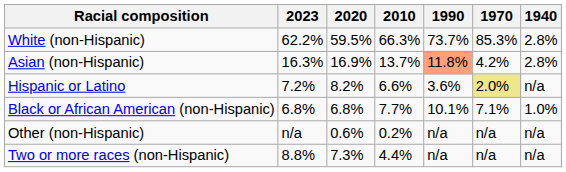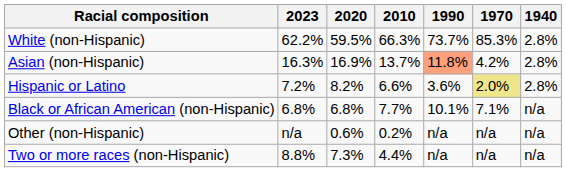(534, 86) n/a -> (541, 86) 2.8%
(541, 109) 1.0% -> (534, 109) n/a
